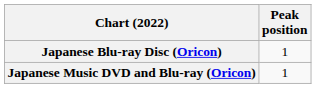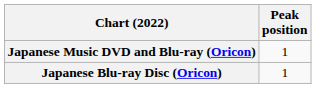rows swapped: (132, 51) <-> (132, 72)
